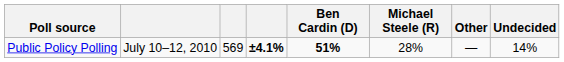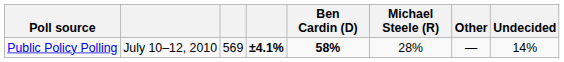(328, 47) 51% -> (328, 47) 58%
